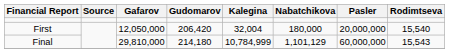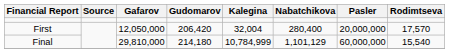(305, 29) 180,000 -> (305, 29) 280,400
(416, 29) 15,540 -> (416, 29) 17,570
(416, 42) 15,543 -> (416, 42) 15,540
